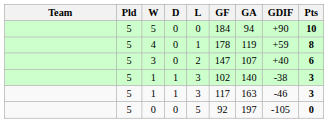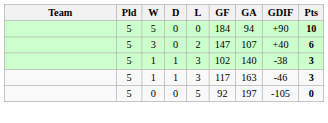- row: (153, 45)
